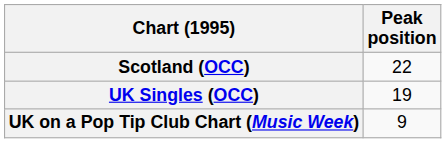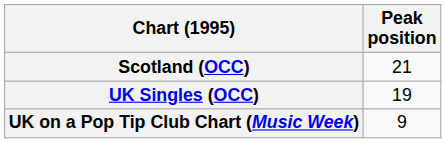(402, 66) 22 -> (402, 66) 21
